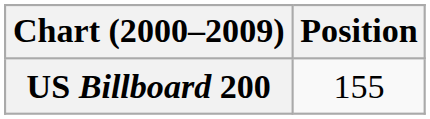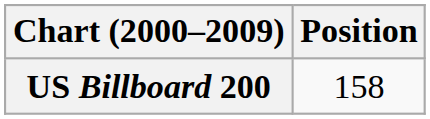(359, 85) 155 -> (359, 85) 158
